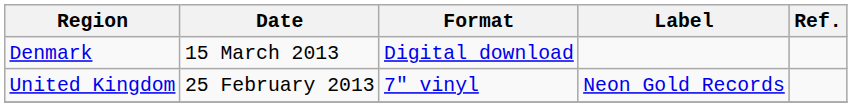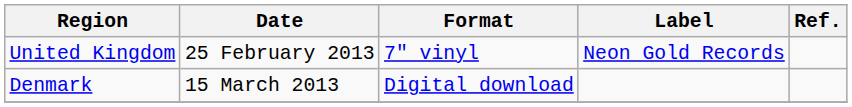rows swapped: (92, 85) <-> (51, 53)
